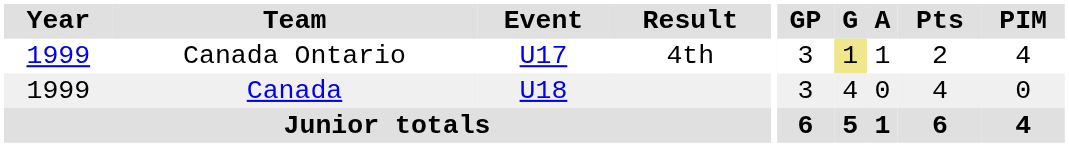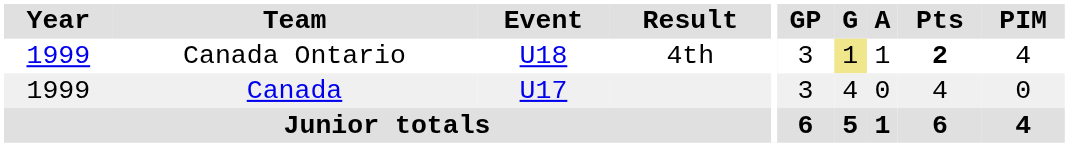(543, 56) U17 -> (543, 56) U18
(940, 56) normal -> (940, 56) bold
(543, 91) U18 -> (543, 91) U17
